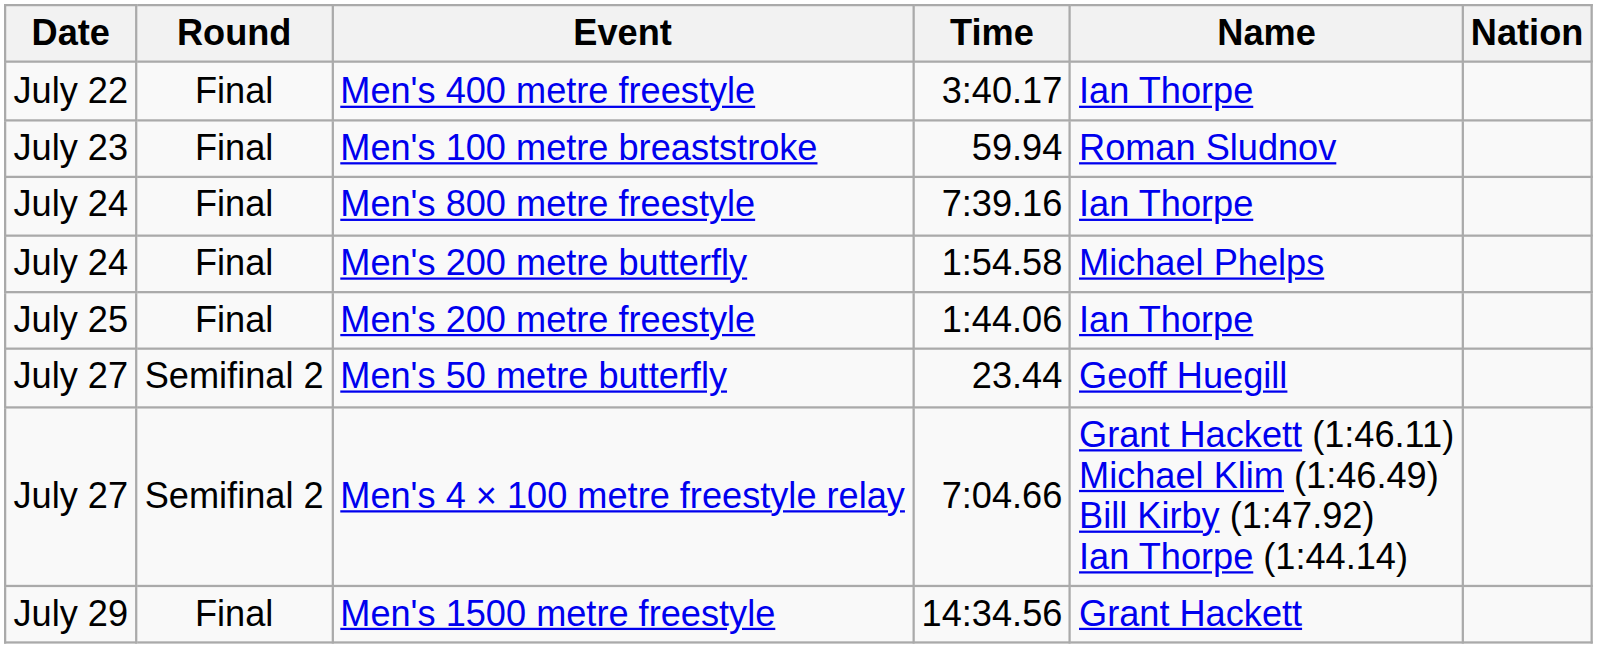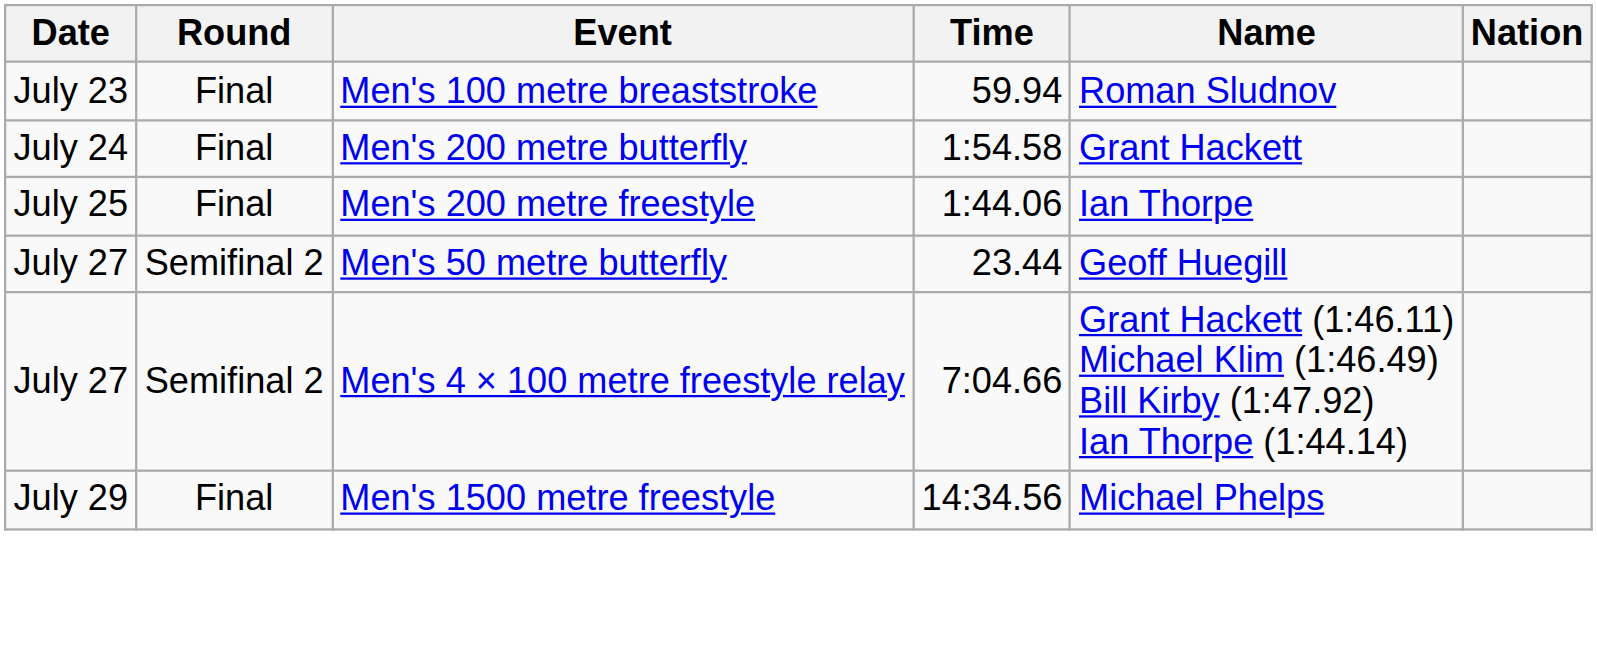- row: (548, 90)
- row: (548, 205)
(1202, 262) Michael Phelps -> (1191, 147) Grant Hackett
(1191, 613) Grant Hackett -> (1202, 499) Michael Phelps
